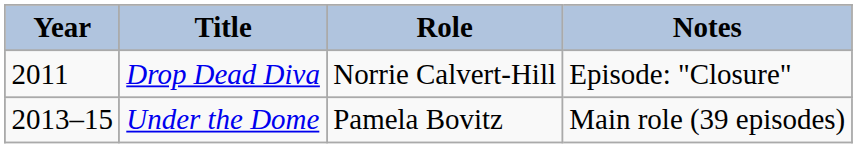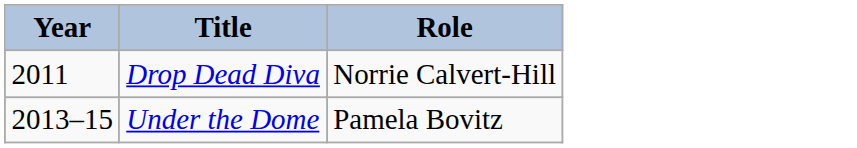- column: (707, 27)
